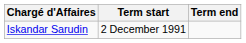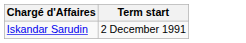- column: (215, 13)
